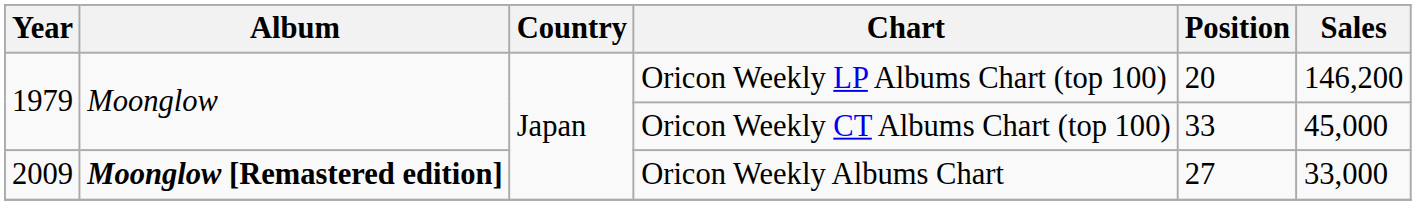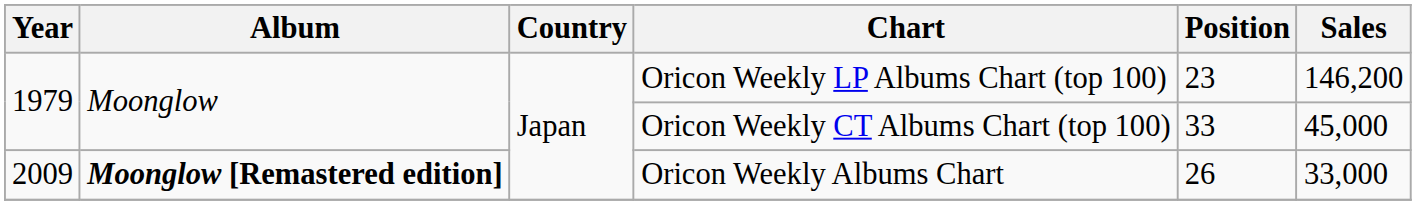(1200, 77) 20 -> (1200, 77) 23
(1200, 174) 27 -> (1200, 174) 26
